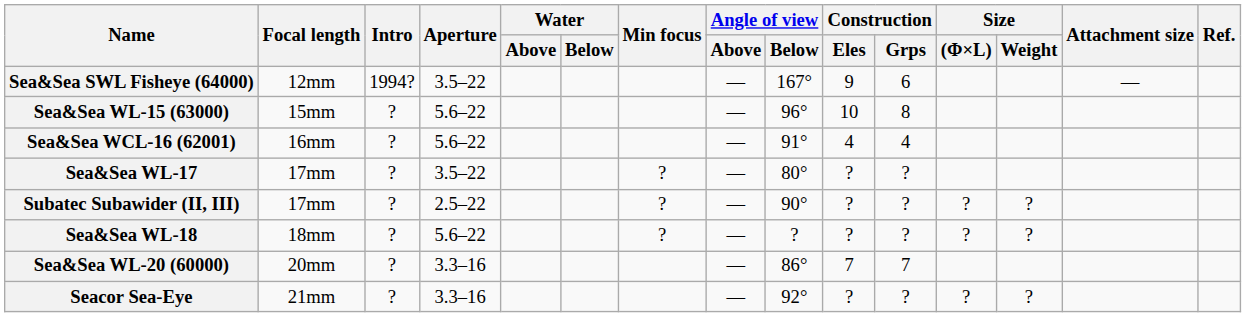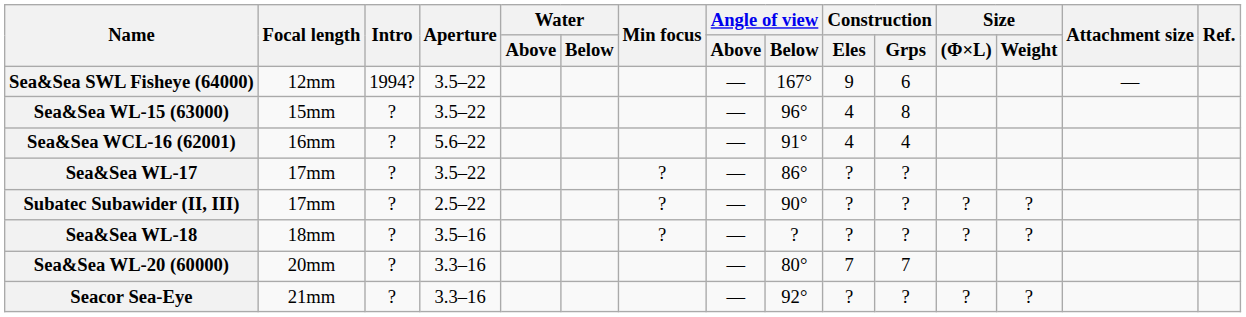(460, 111) 5.6–22 -> (460, 111) 3.5–22
(849, 111) 10 -> (849, 111) 4
(794, 173) 80° -> (794, 173) 86°
(460, 234) 5.6–22 -> (460, 234) 3.5–16
(794, 265) 86° -> (794, 265) 80°
